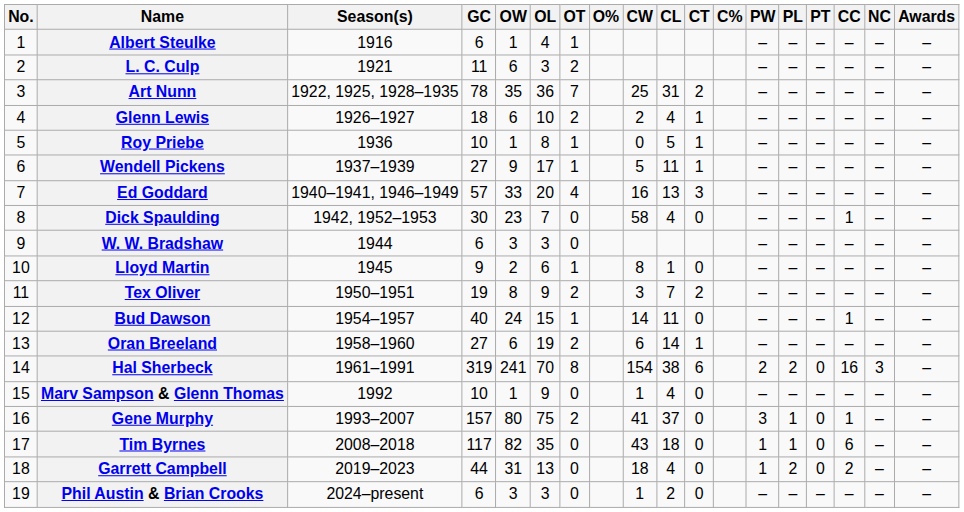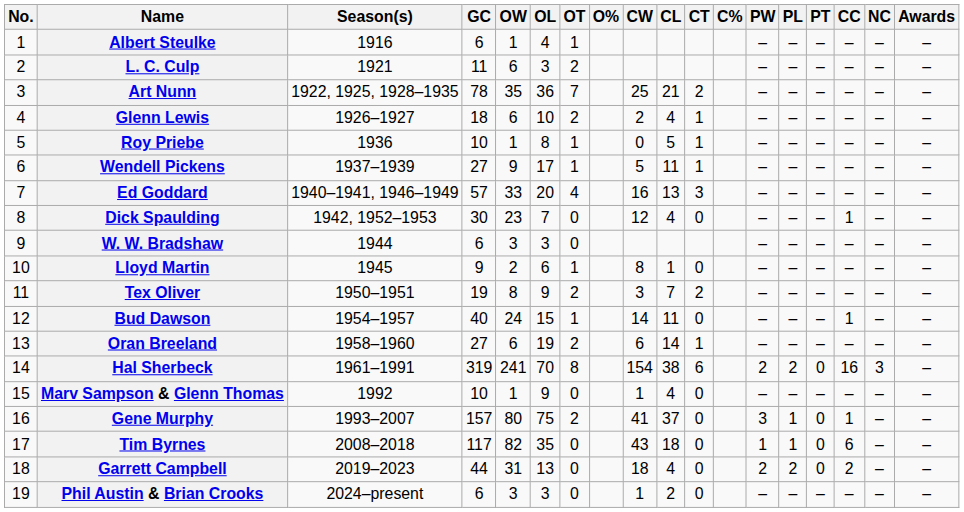(671, 92) 31 -> (671, 92) 21
(640, 218) 58 -> (640, 218) 12
(763, 469) 1 -> (763, 469) 2
